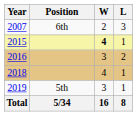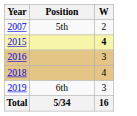- column: (123, 12)
(62, 27) 6th -> (62, 27) 5th
(62, 88) 5th -> (62, 88) 6th
